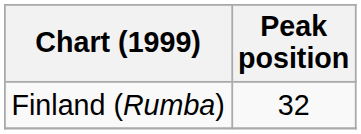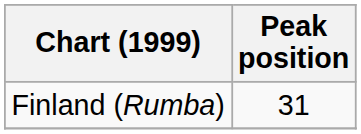(294, 104) 32 -> (294, 104) 31
